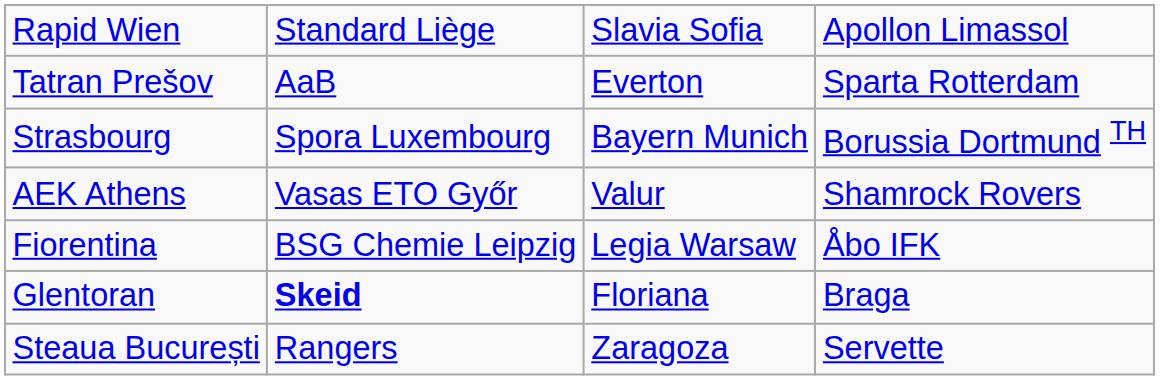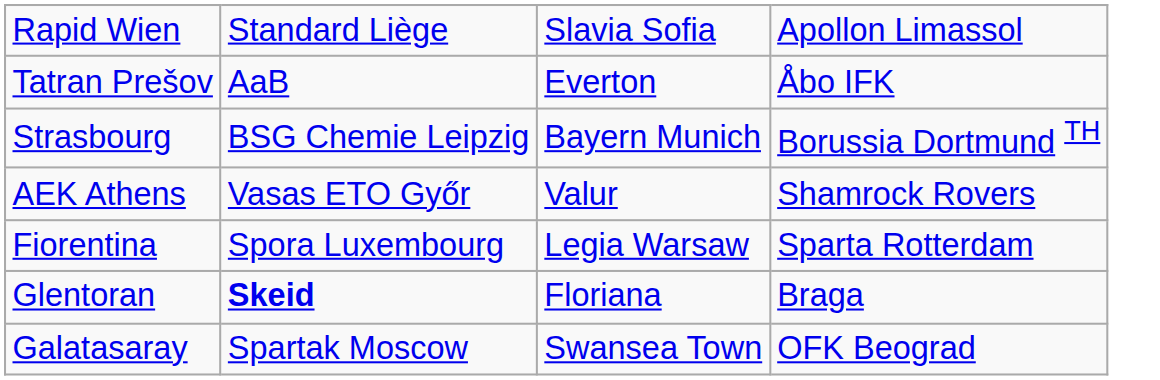(951, 81) Sparta Rotterdam -> (836, 81) Åbo IFK
(413, 137) Spora Luxembourg -> (379, 137) BSG Chemie Leipzig
(426, 245) BSG Chemie Leipzig -> (366, 245) Spora Luxembourg
(882, 245) Åbo IFK -> (905, 245) Sparta Rotterdam
- row: (136, 348)
+ row: (100, 348)
